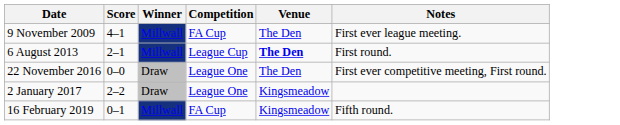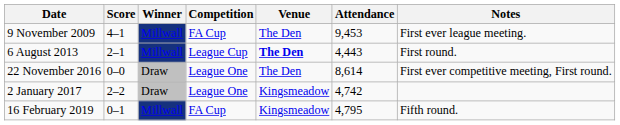+ column: (365, 14)
